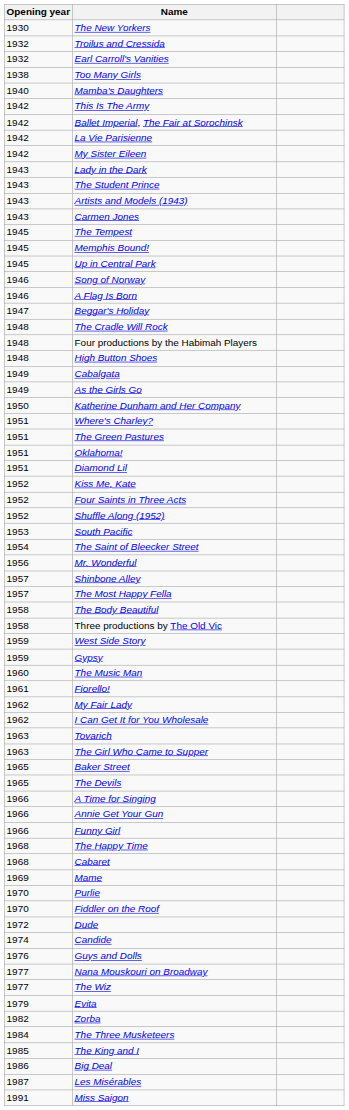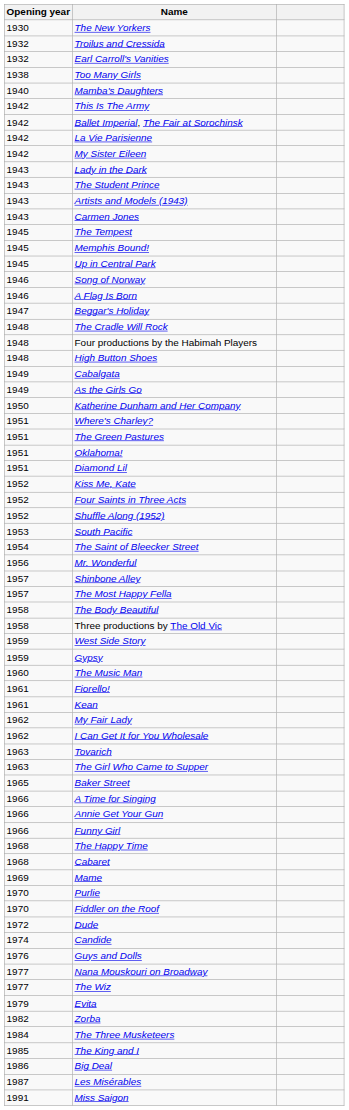+ row: (86, 704)
- row: (98, 783)
